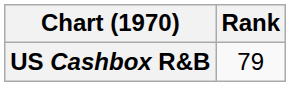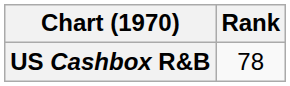(251, 61) 79 -> (251, 61) 78
